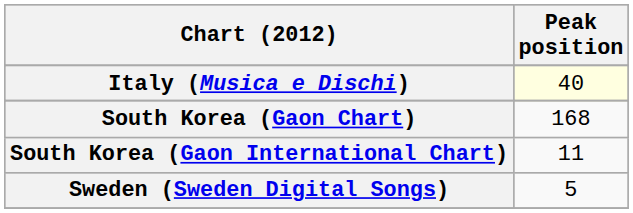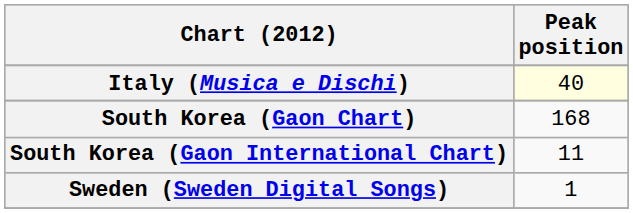(571, 190) 5 -> (571, 190) 1
